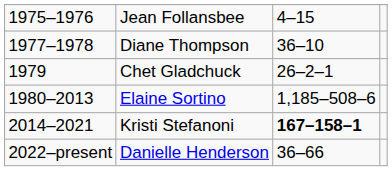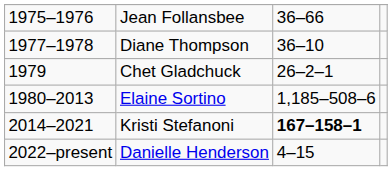(296, 17) 4–15 -> (300, 17) 36–66
(300, 152) 36–66 -> (296, 152) 4–15
